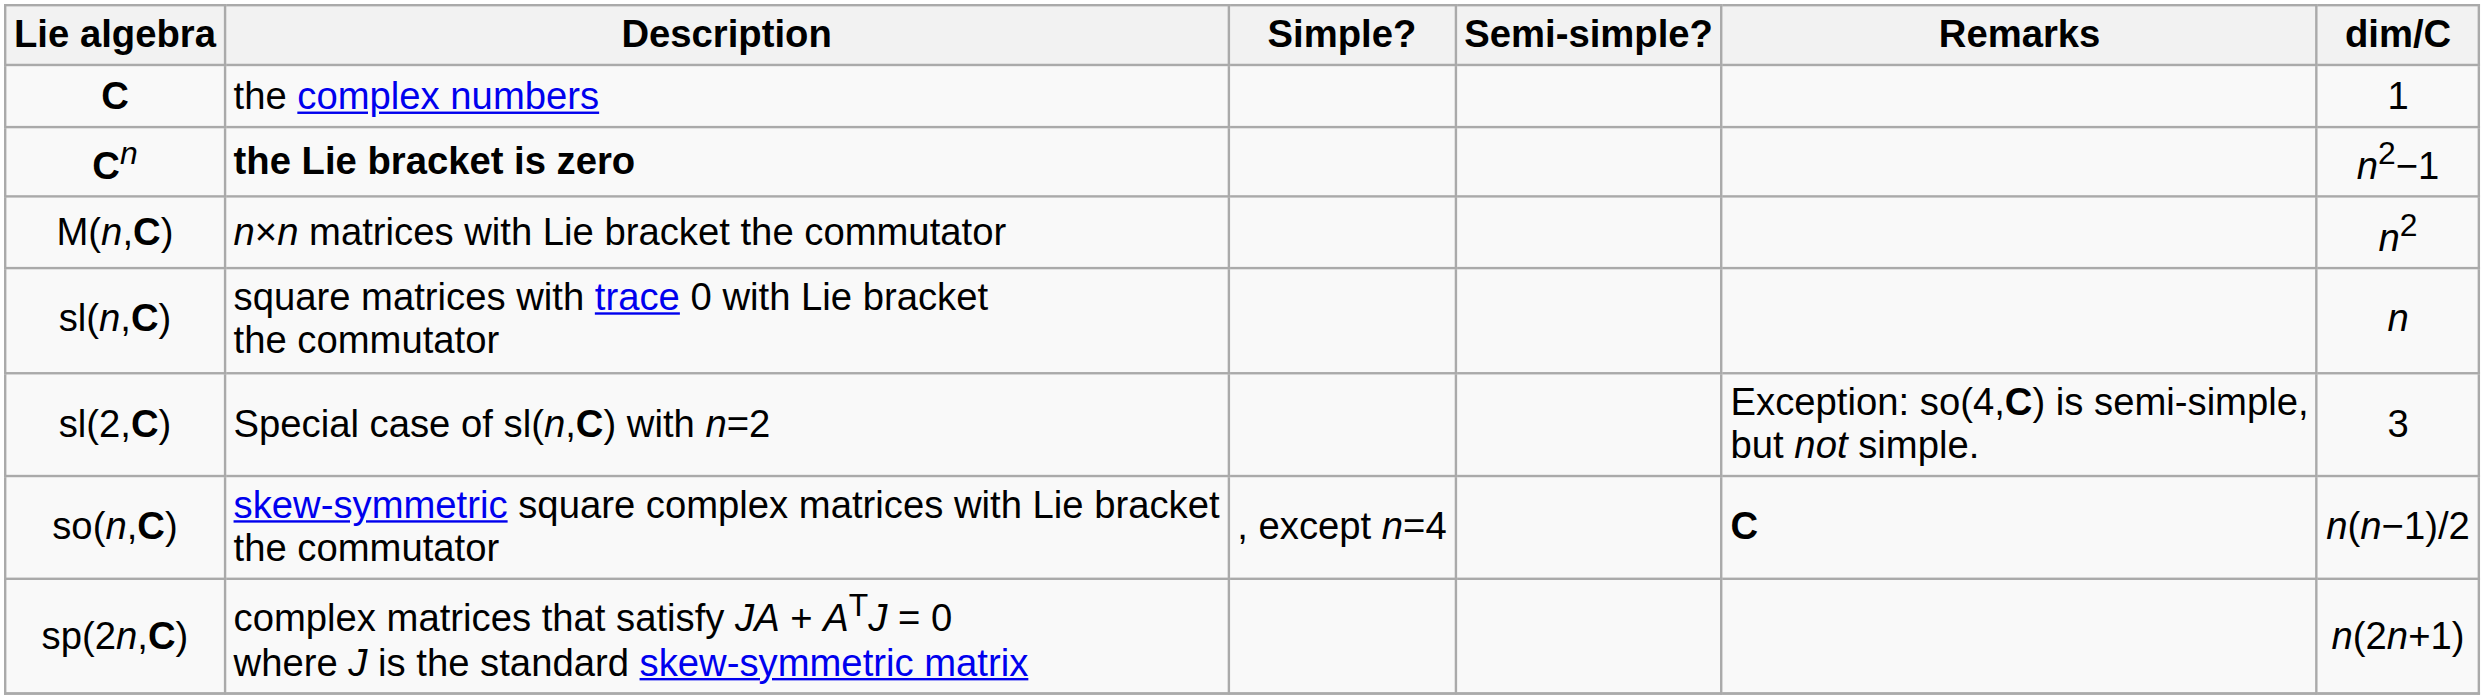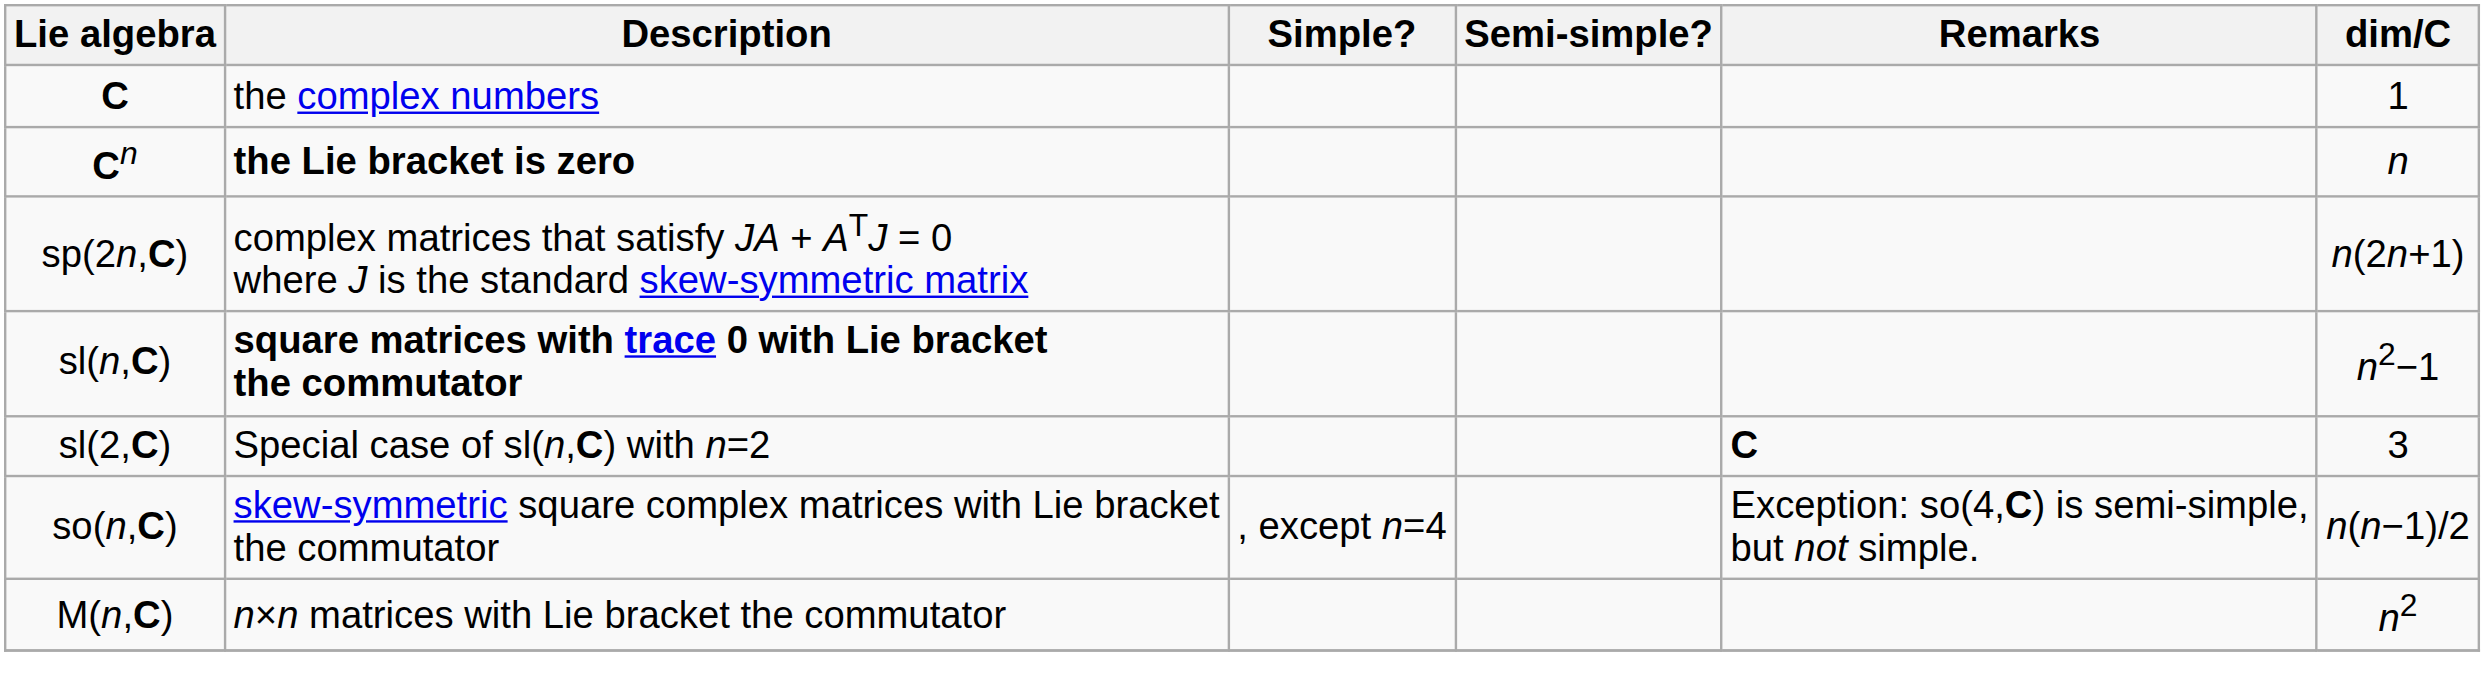(2398, 161) n2−1 -> (2398, 161) n
rows swapped: (115, 232) <-> (115, 635)
(611, 319) normal -> (641, 362) bold
(2398, 319) n -> (2398, 362) n2−1
(2020, 423) Exception: so(4,C) is semi-simple, but not simple. -> (1744, 444) C
(1744, 526) C -> (2020, 526) Exception: so(4,C) is semi-simple, but not simple.
